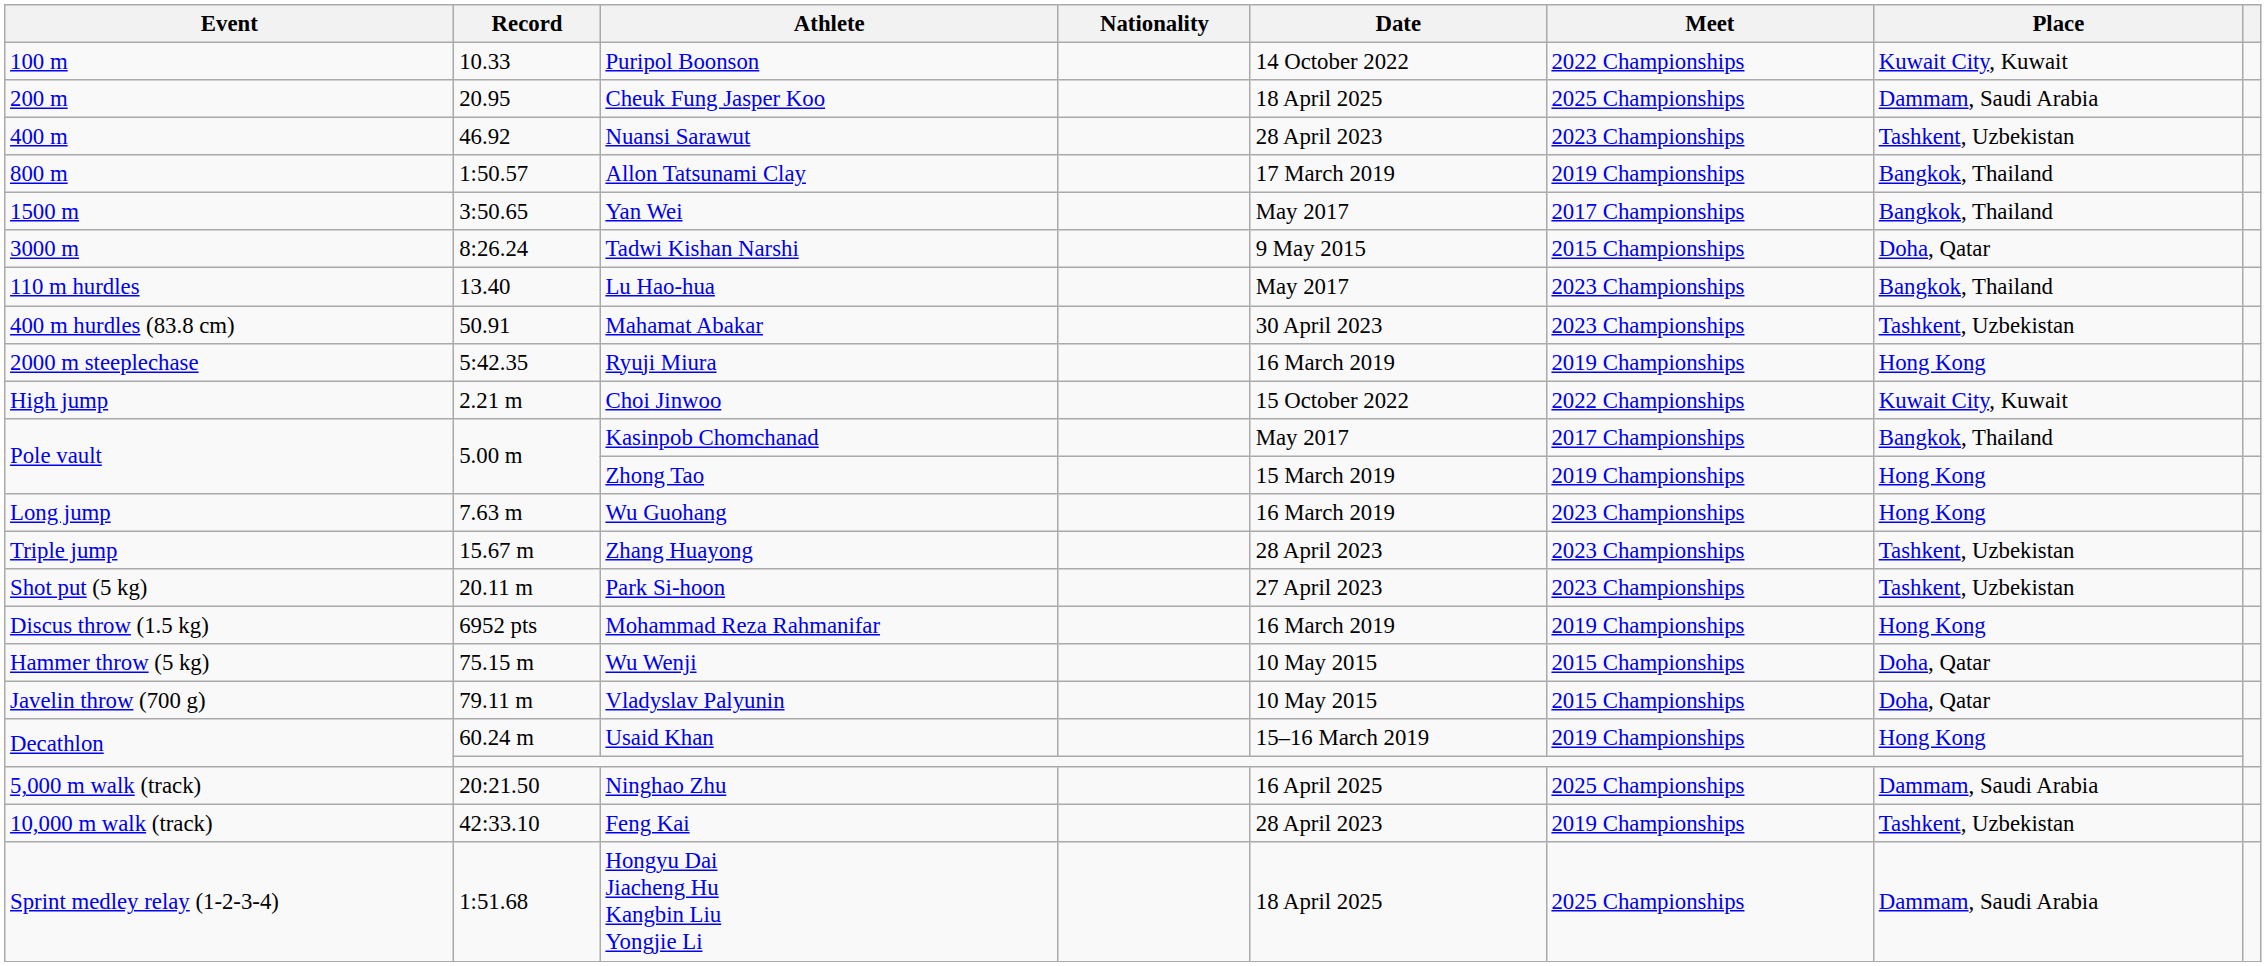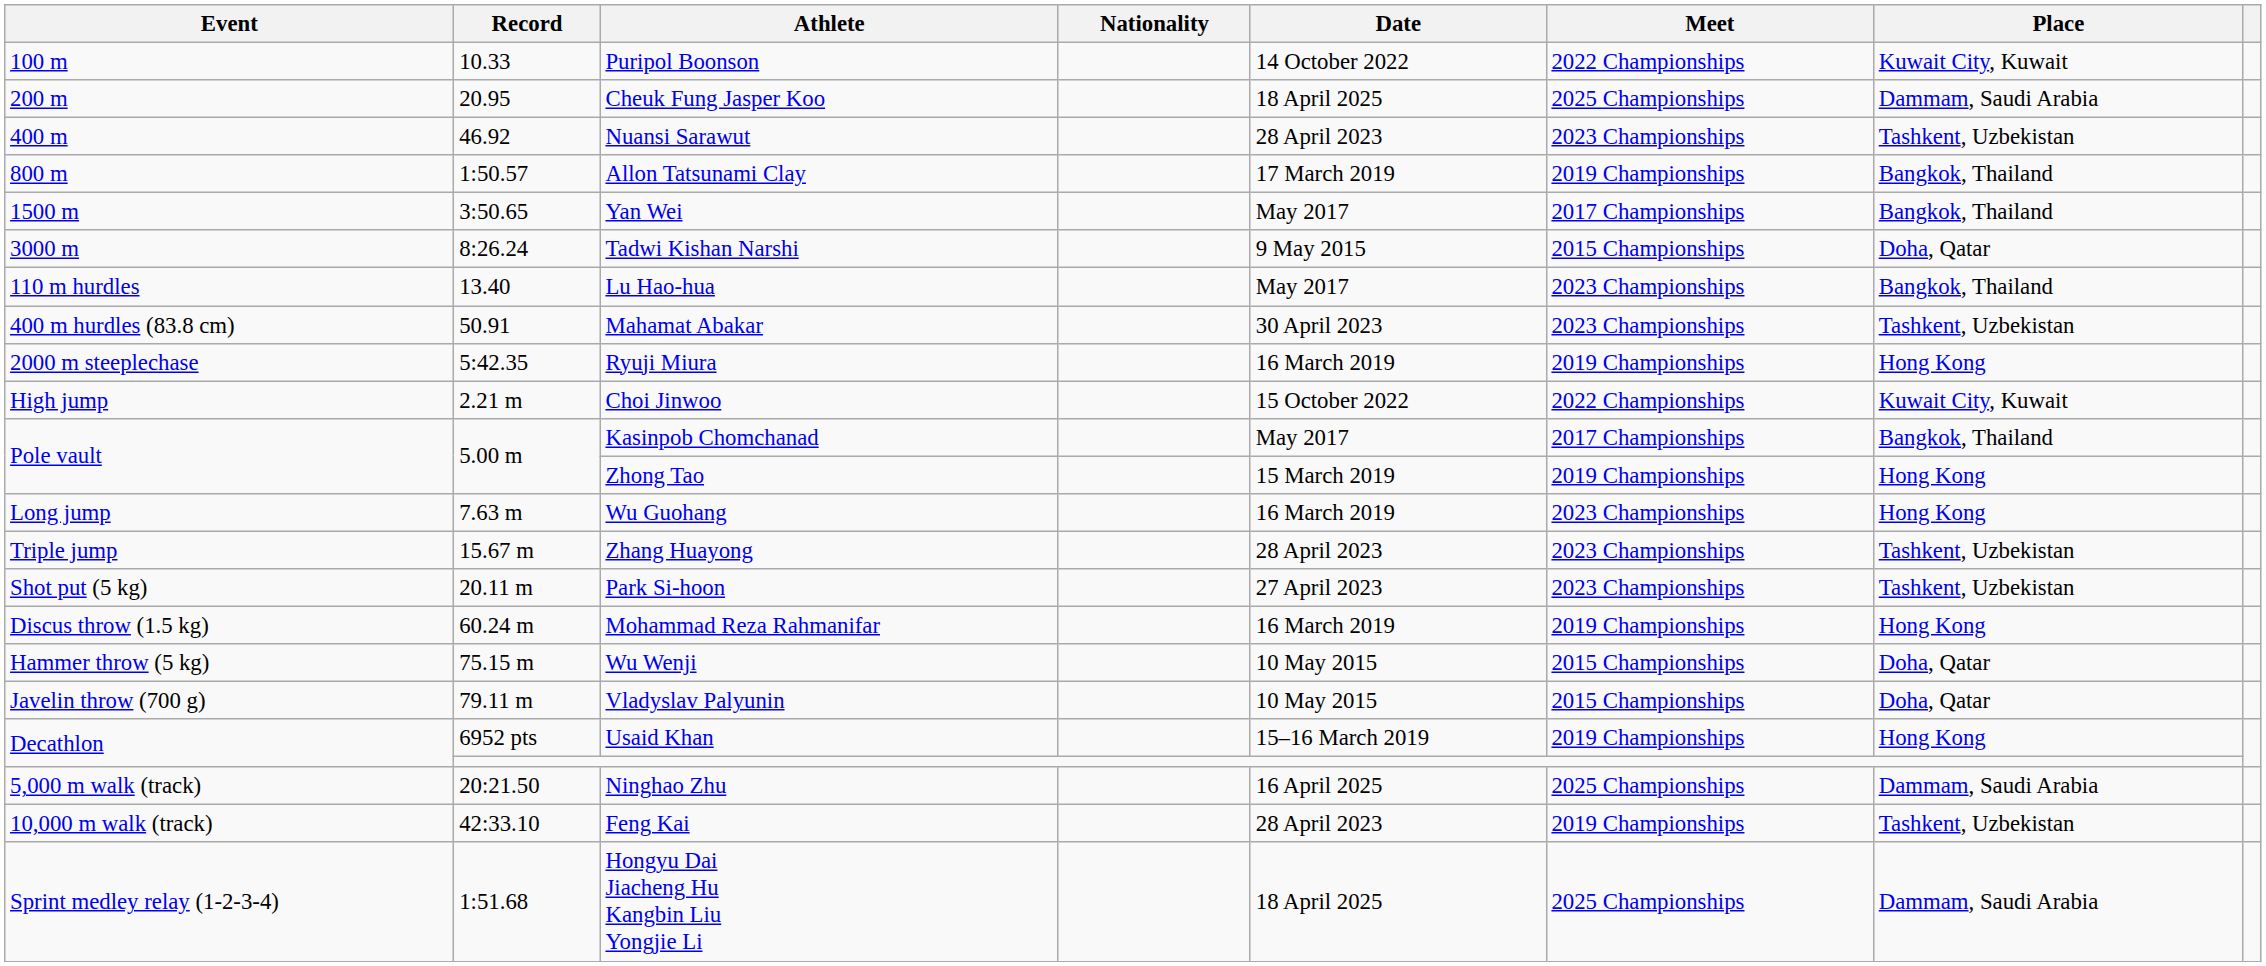(498, 624) 6952 pts -> (497, 624) 60.24 m
(497, 737) 60.24 m -> (498, 737) 6952 pts
